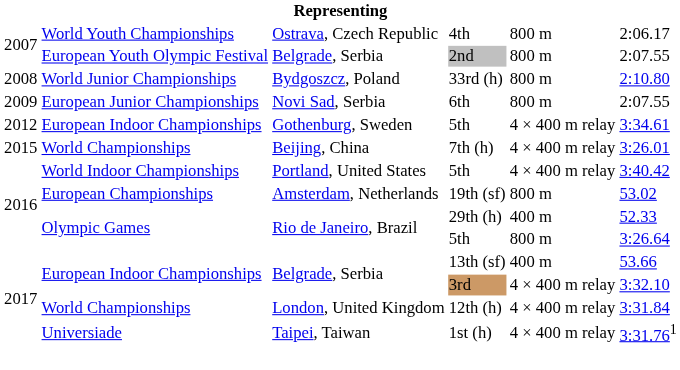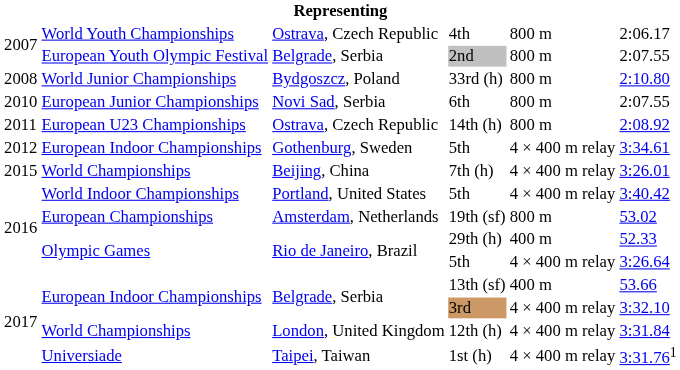(21, 101) 2009 -> (21, 101) 2010
+ row: (144, 124)
(531, 239) 800 m -> (563, 262) 4 × 400 m relay
